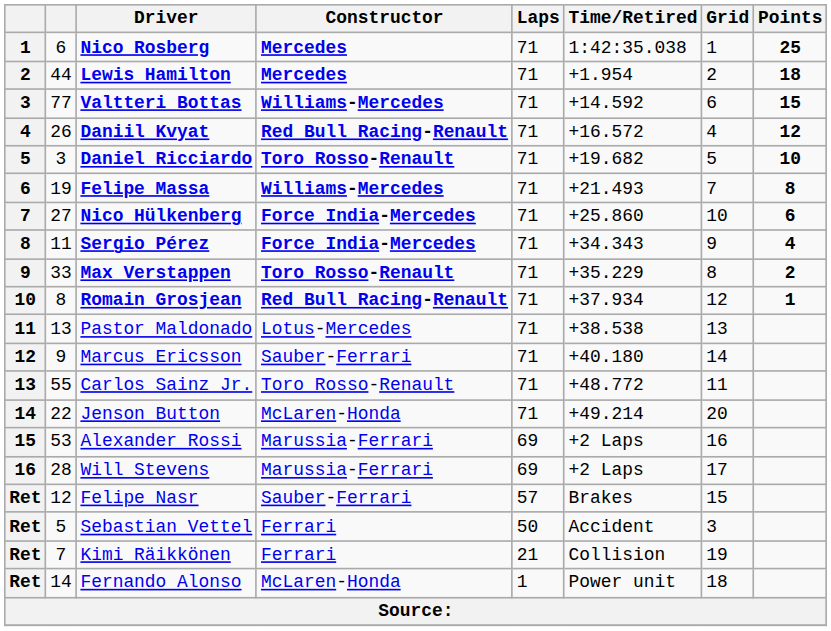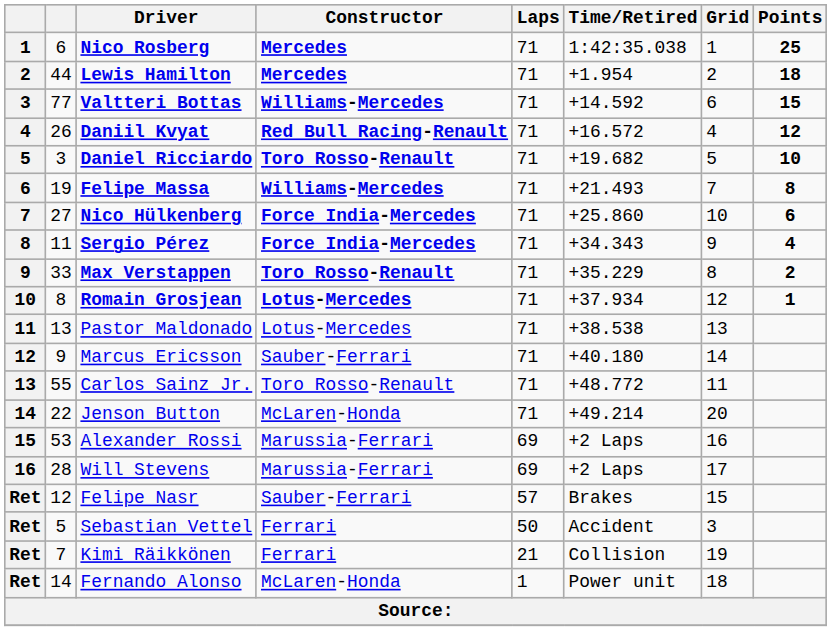(385, 301) Red Bull Racing-Renault -> (336, 301) Lotus-Mercedes
